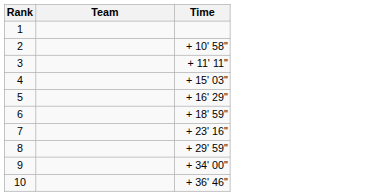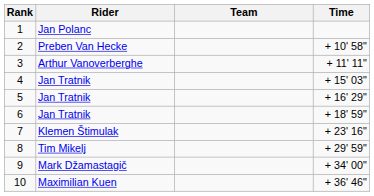+ column: (105, 13)
